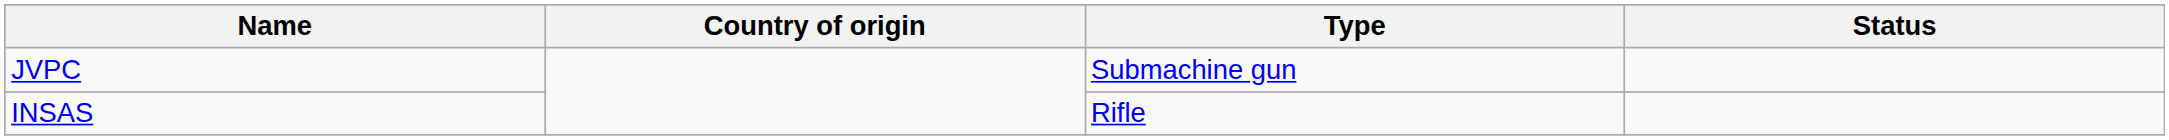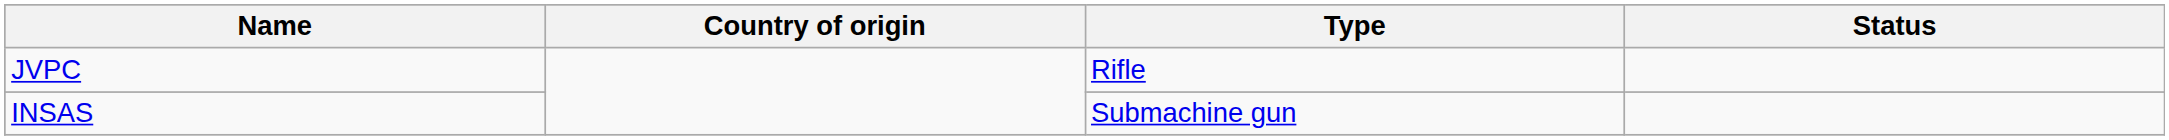(1194, 69) Submachine gun -> (1118, 69) Rifle
(1118, 112) Rifle -> (1194, 112) Submachine gun
